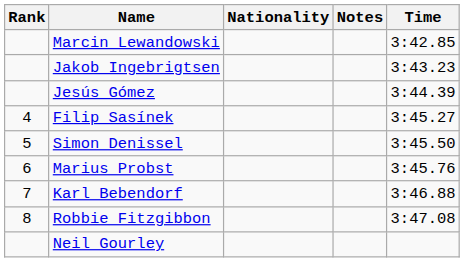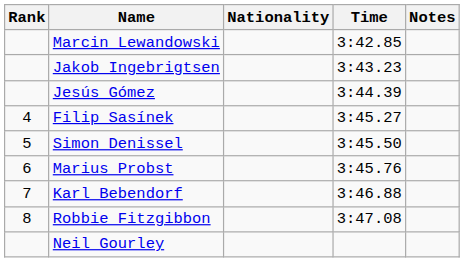columns swapped: (423, 17) <-> (360, 17)
